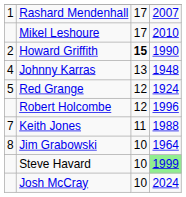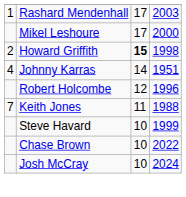(166, 13) 2007 -> (166, 13) 2003
(166, 32) 2010 -> (166, 32) 2000
(166, 51) 1990 -> (166, 51) 1998
(140, 70) 13 -> (140, 70) 14
(166, 70) 1948 -> (166, 70) 1951
- row: (51, 88)
- row: (58, 145)
(166, 164) lightgreen background -> (166, 126) no background
+ row: (55, 145)
